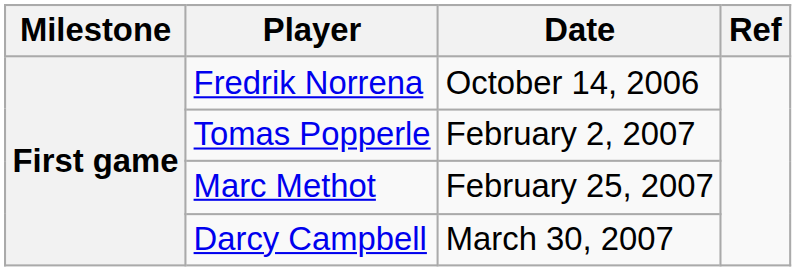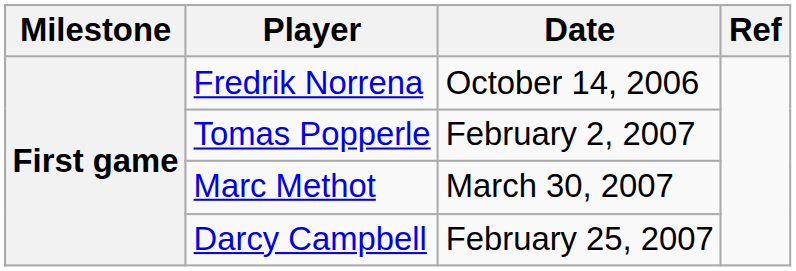(580, 186) February 25, 2007 -> (560, 186) March 30, 2007
(560, 238) March 30, 2007 -> (580, 238) February 25, 2007
